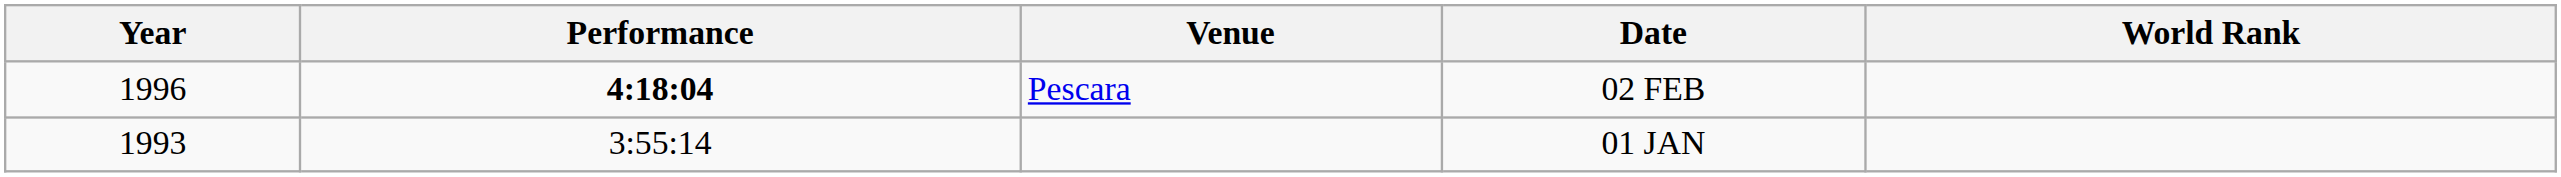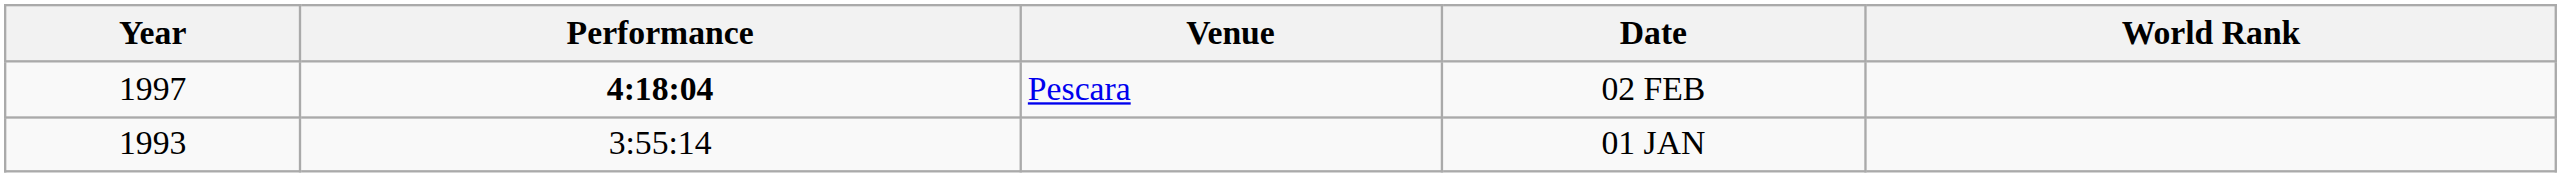(153, 88) 1996 -> (153, 88) 1997
